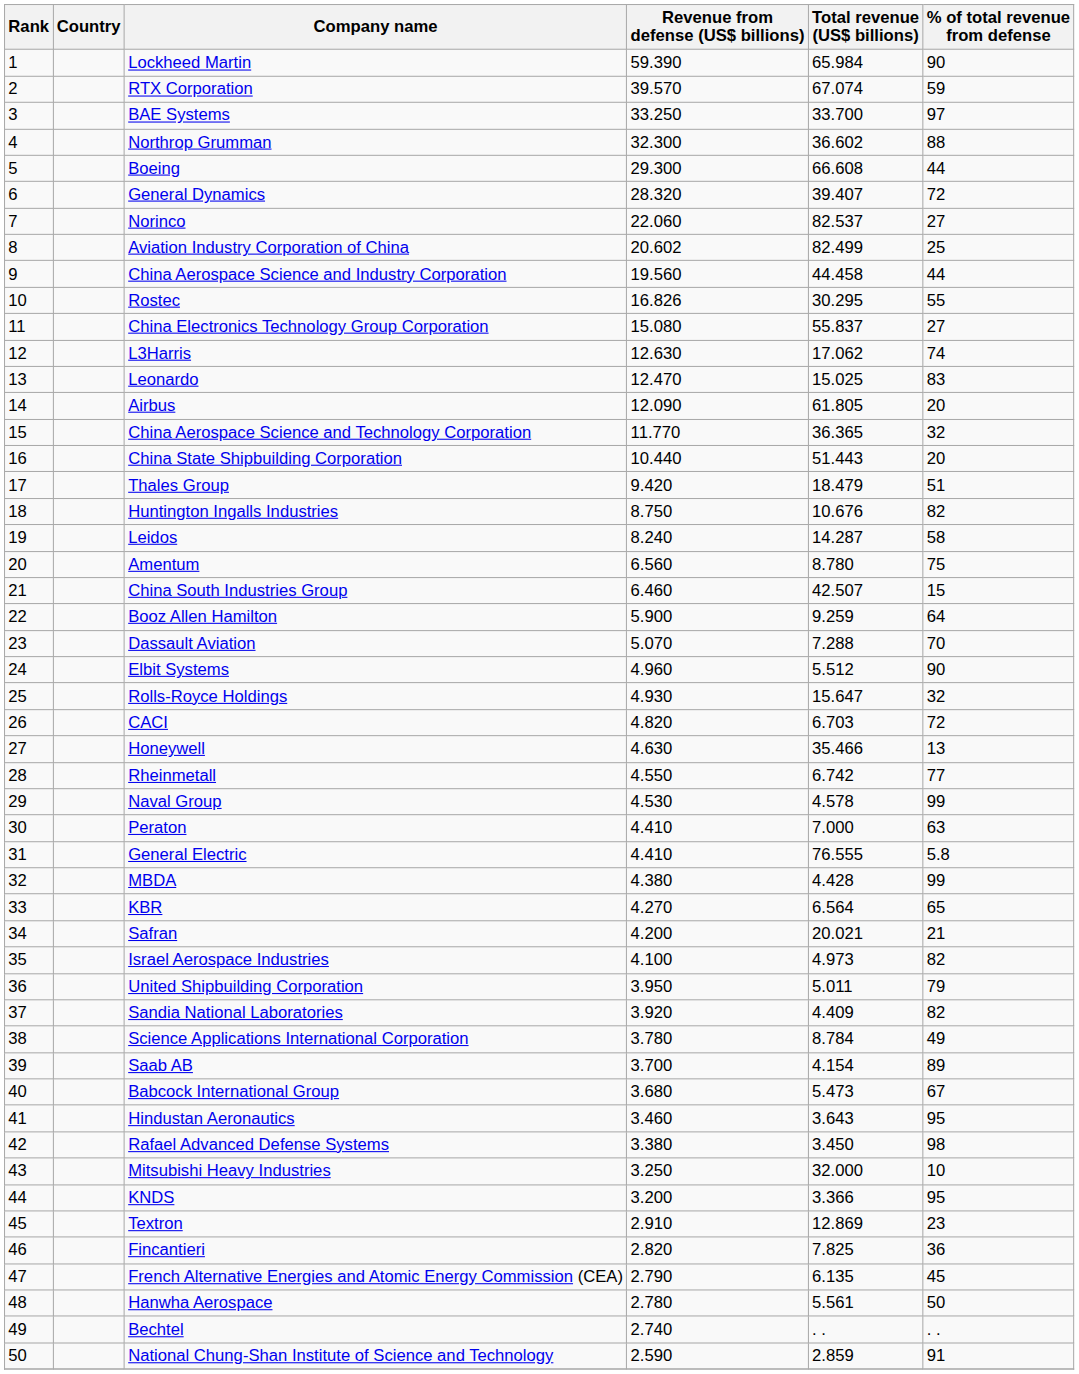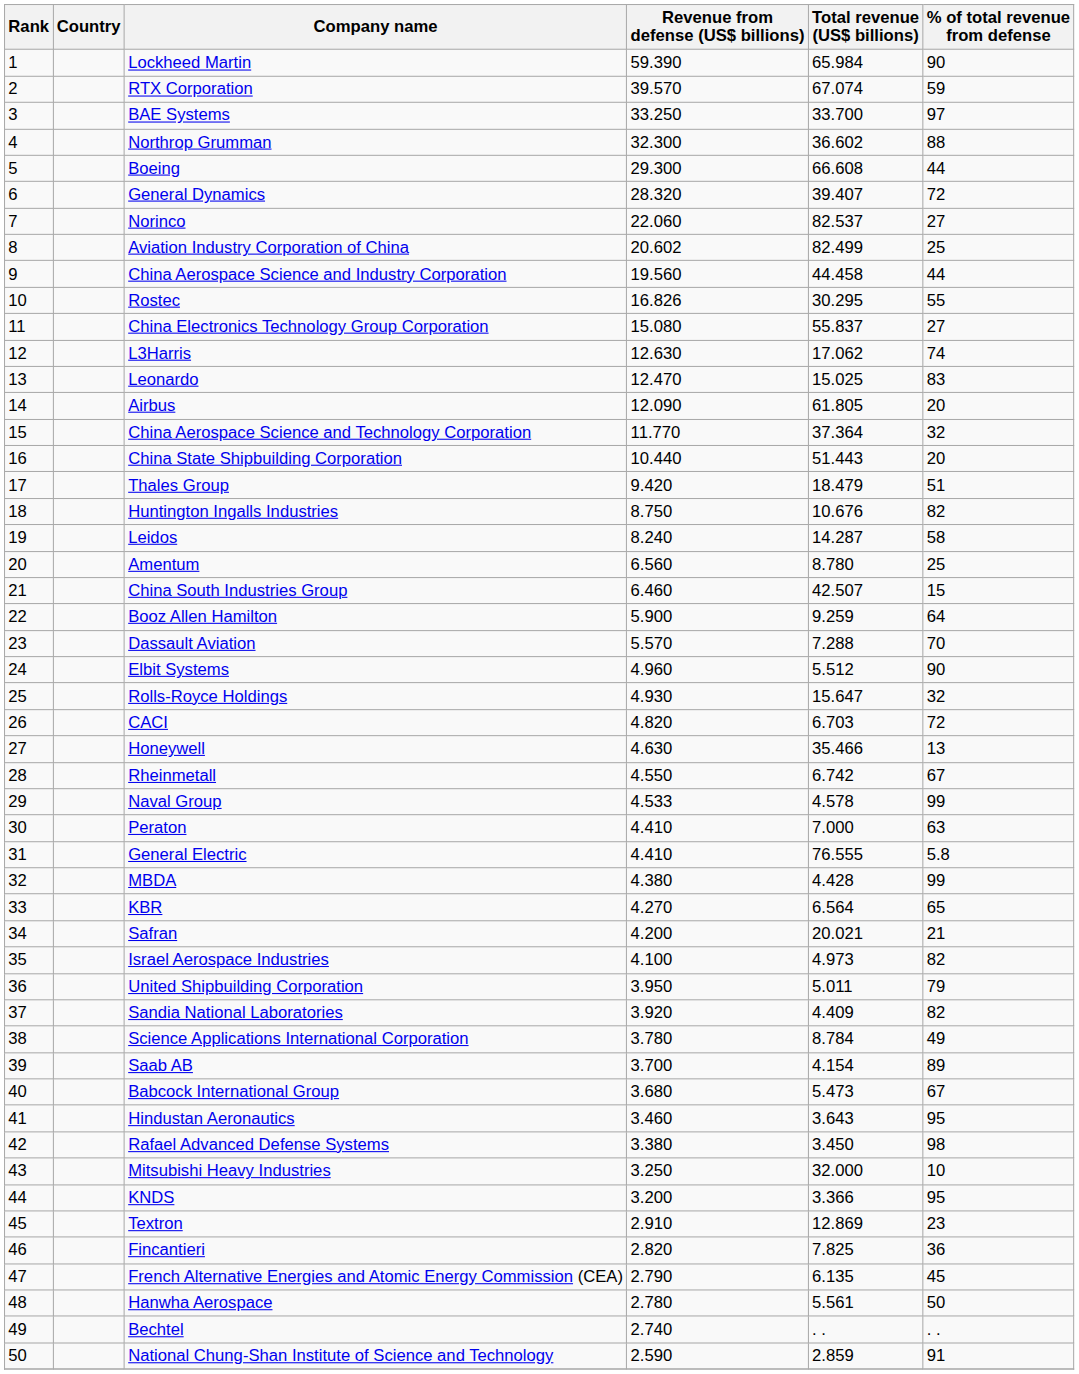(838, 432) 36.365 -> (838, 432) 37.364
(936, 564) 75 -> (936, 564) 25
(651, 643) 5.070 -> (651, 643) 5.570
(936, 775) 77 -> (936, 775) 67
(651, 801) 4.530 -> (651, 801) 4.533
